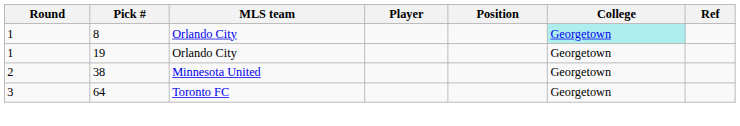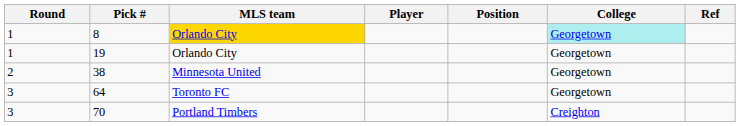(204, 33) no background -> (204, 33) gold background
+ row: (99, 111)
